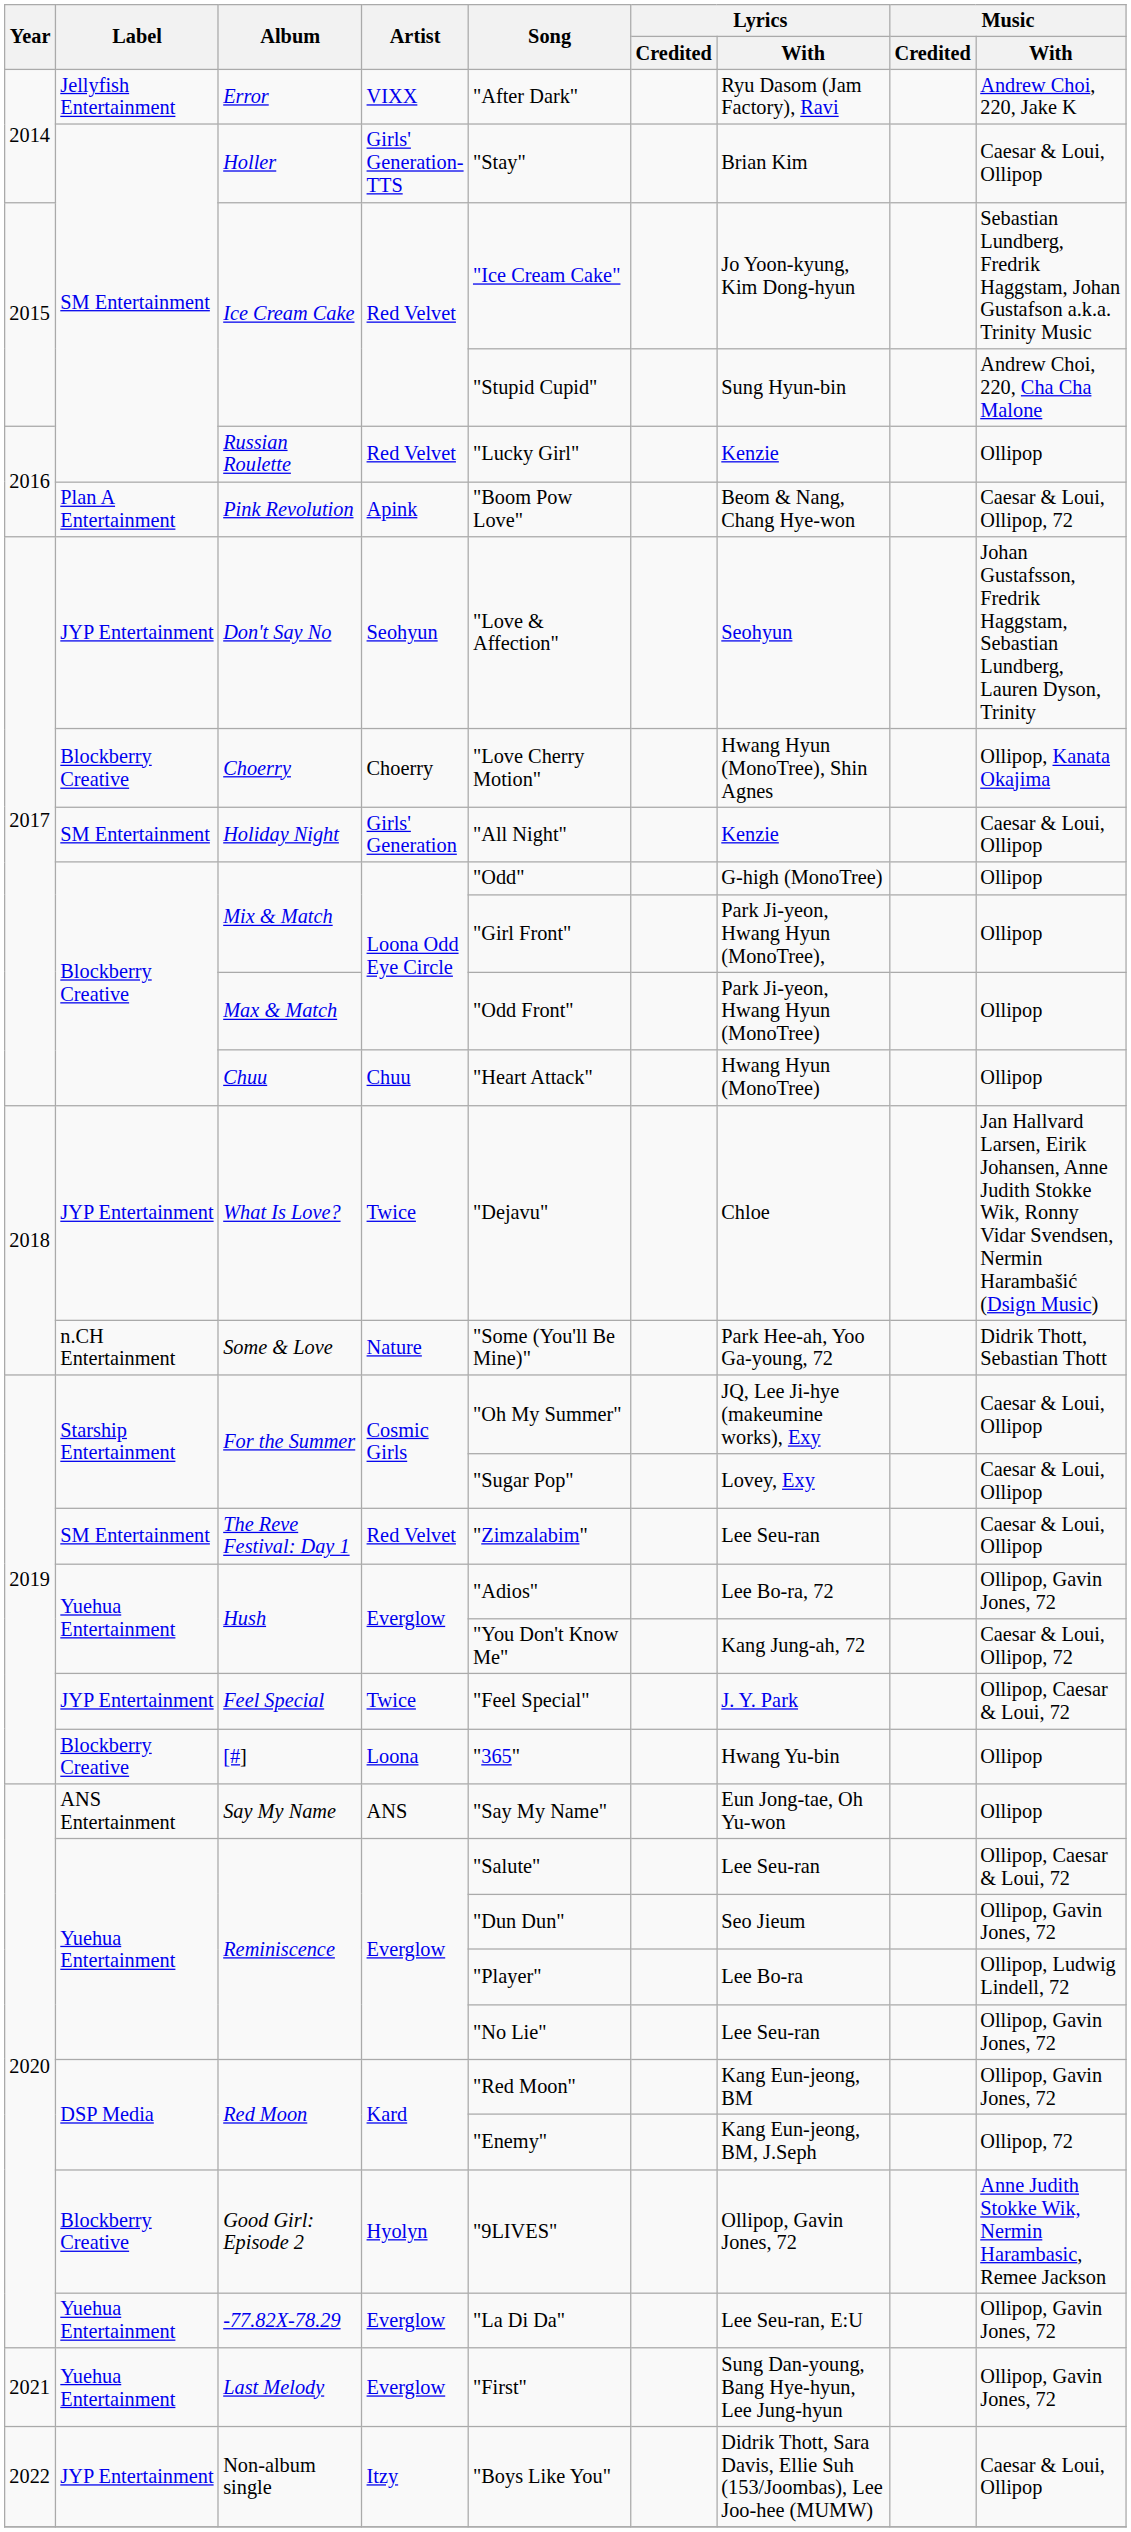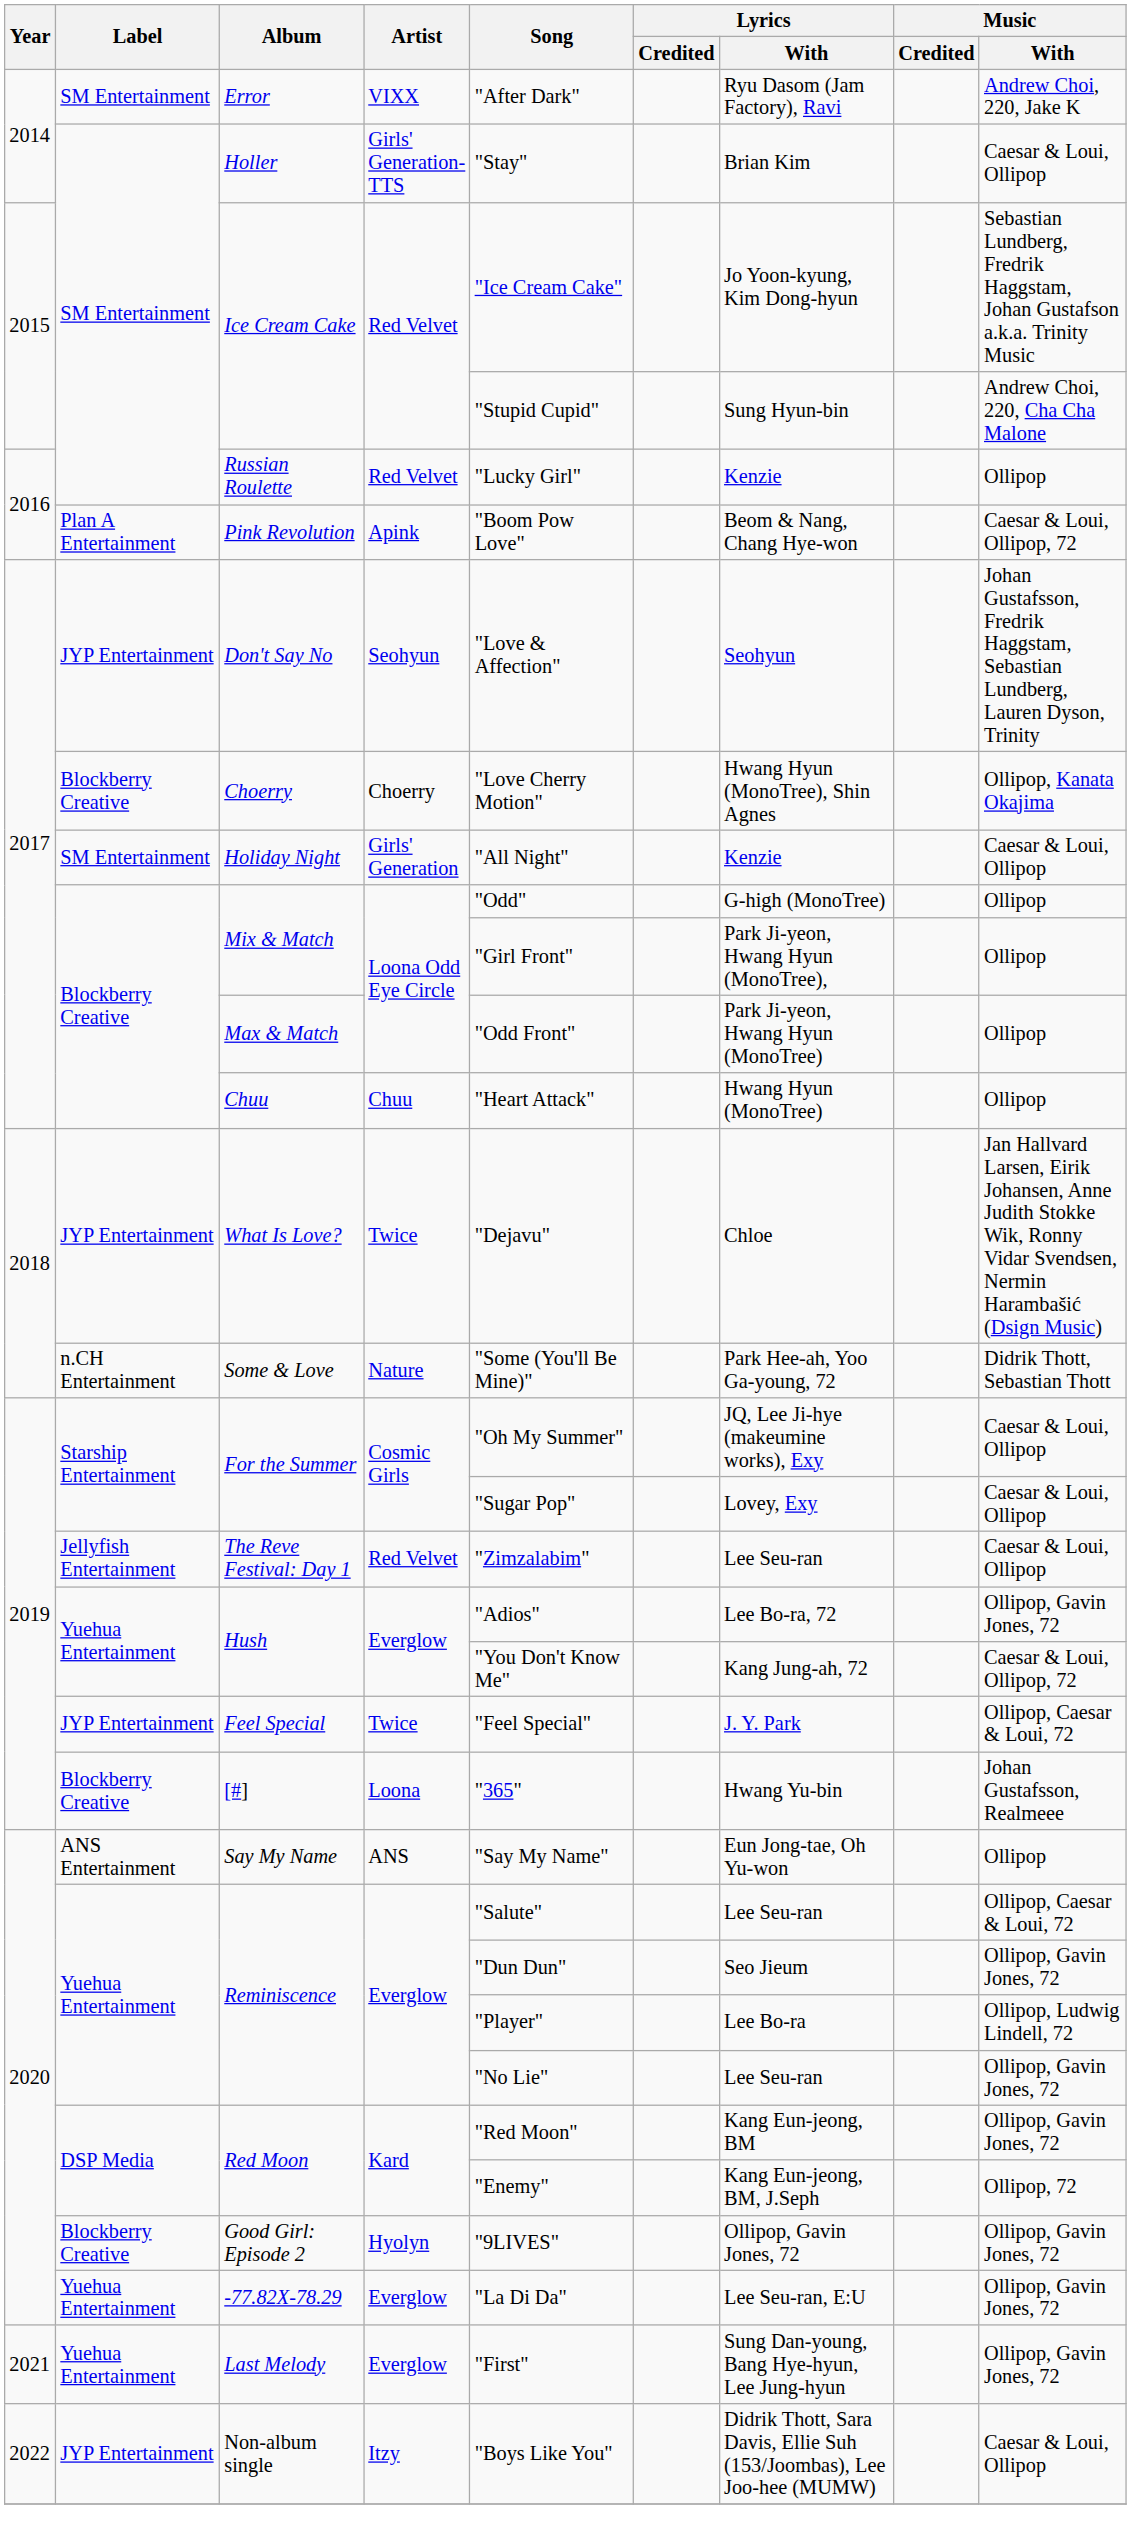(118, 96) Jellyfish Entertainment -> (135, 96) SM Entertainment
(135, 1535) SM Entertainment -> (118, 1558) Jellyfish Entertainment
(1011, 1756) Ollipop -> (1032, 1790) Johan Gustafsson, Realmeee
(1043, 2231) Anne Judith Stokke Wik, Nermin Harambasic, Remee Jackson -> (1045, 2242) Ollipop, Gavin Jones, 72
